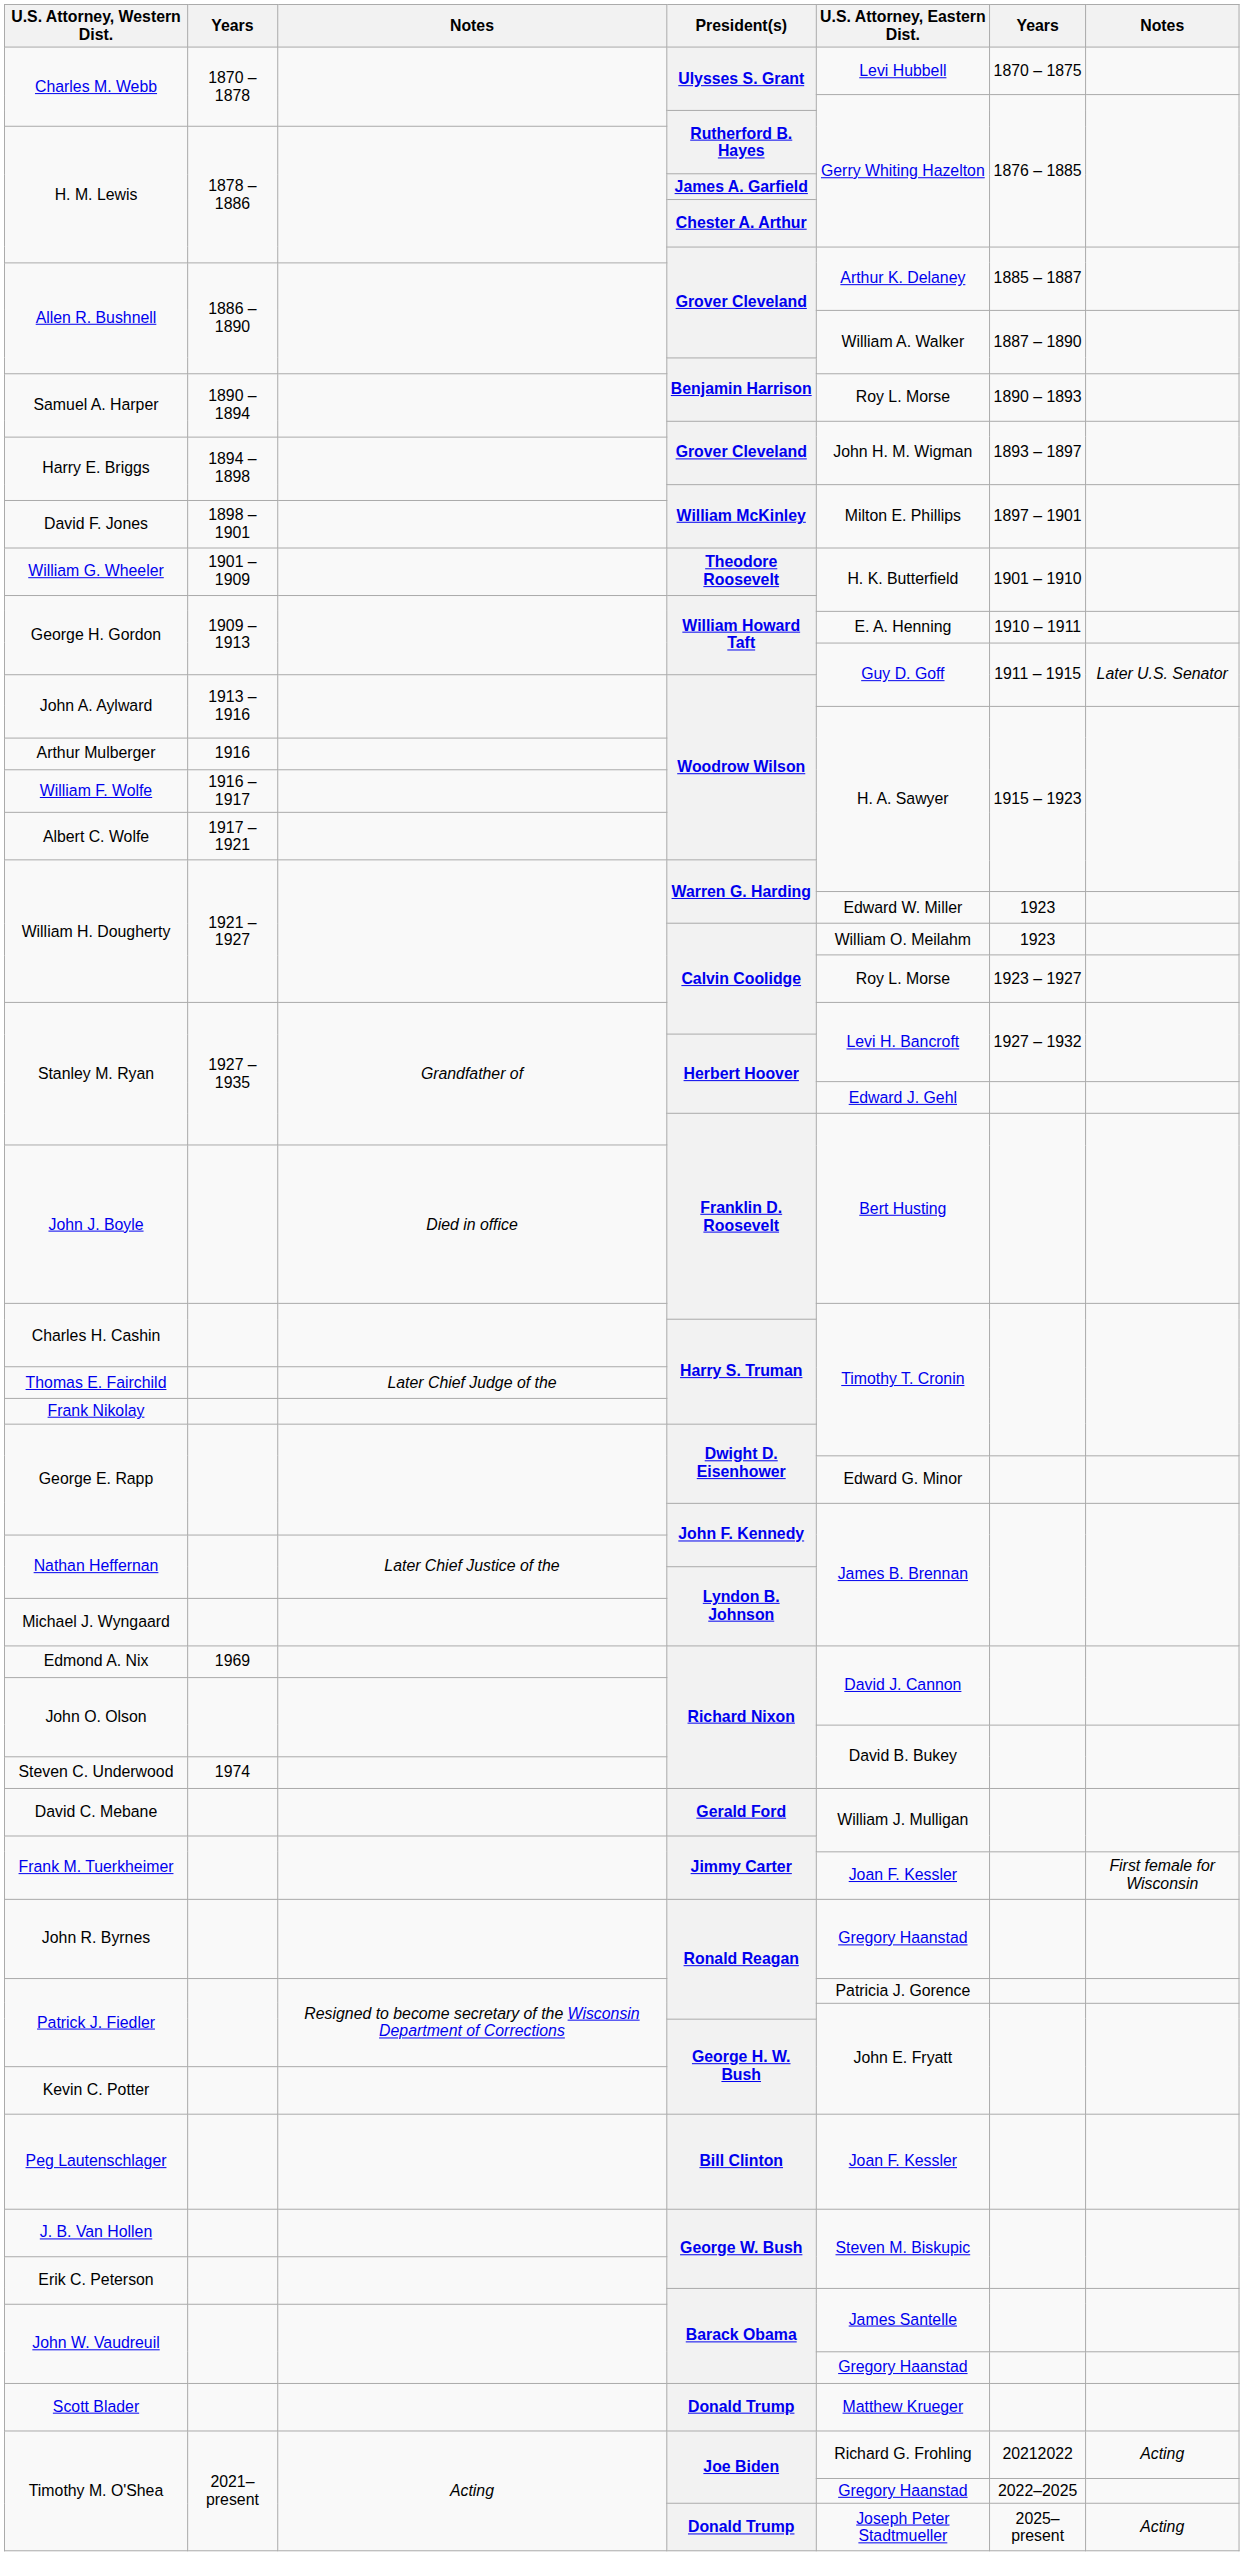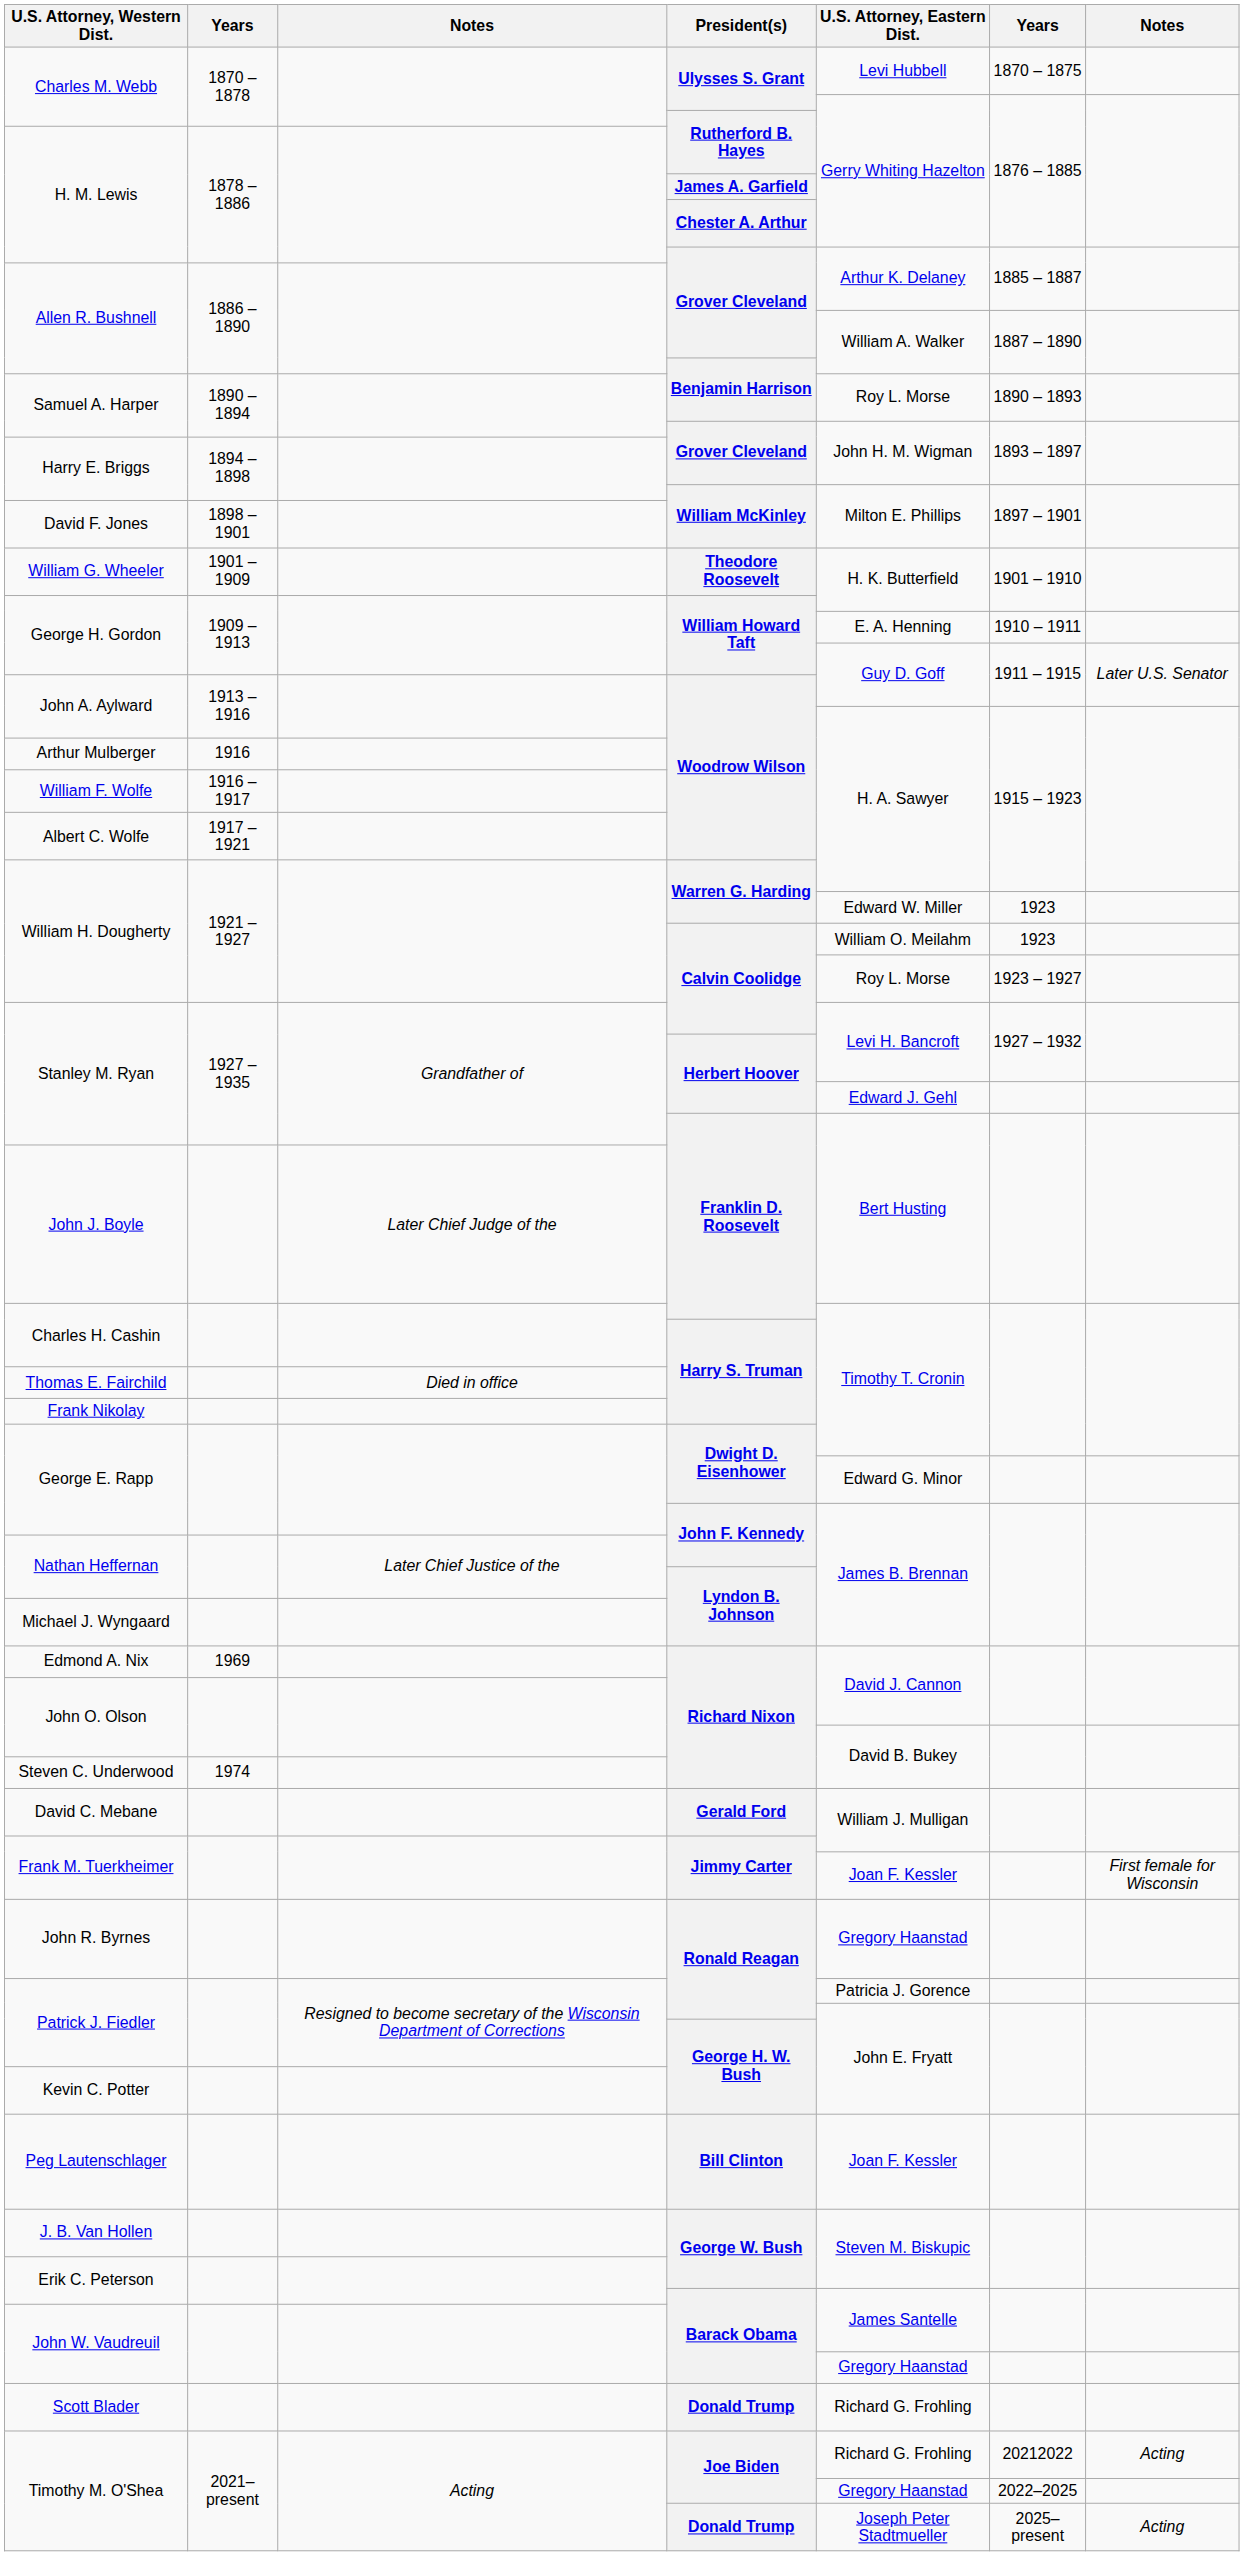(472, 1224) Died in office -> (472, 1224) Later Chief Judge of the
(472, 1382) Later Chief Judge of the -> (472, 1382) Died in office
(903, 2407) Matthew Krueger -> (903, 2407) Richard G. Frohling
